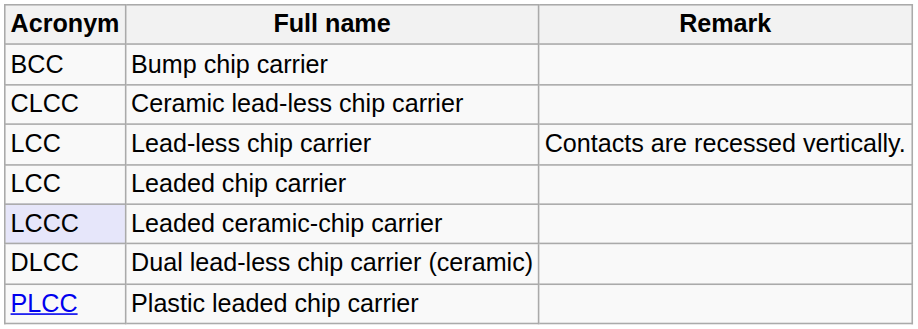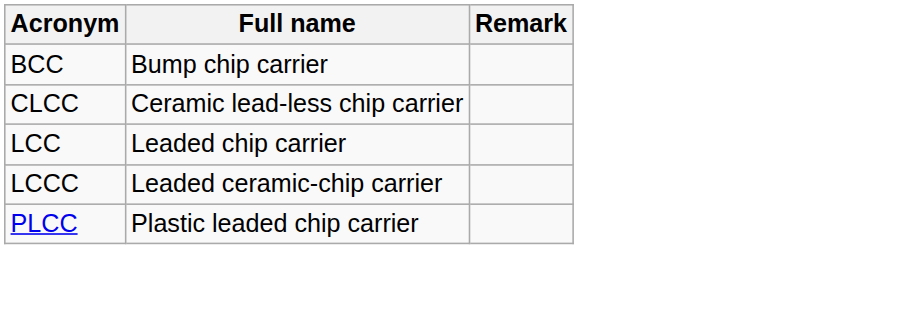- row: (251, 143)
(45, 223) lavender background -> (45, 183) no background
- row: (332, 263)
